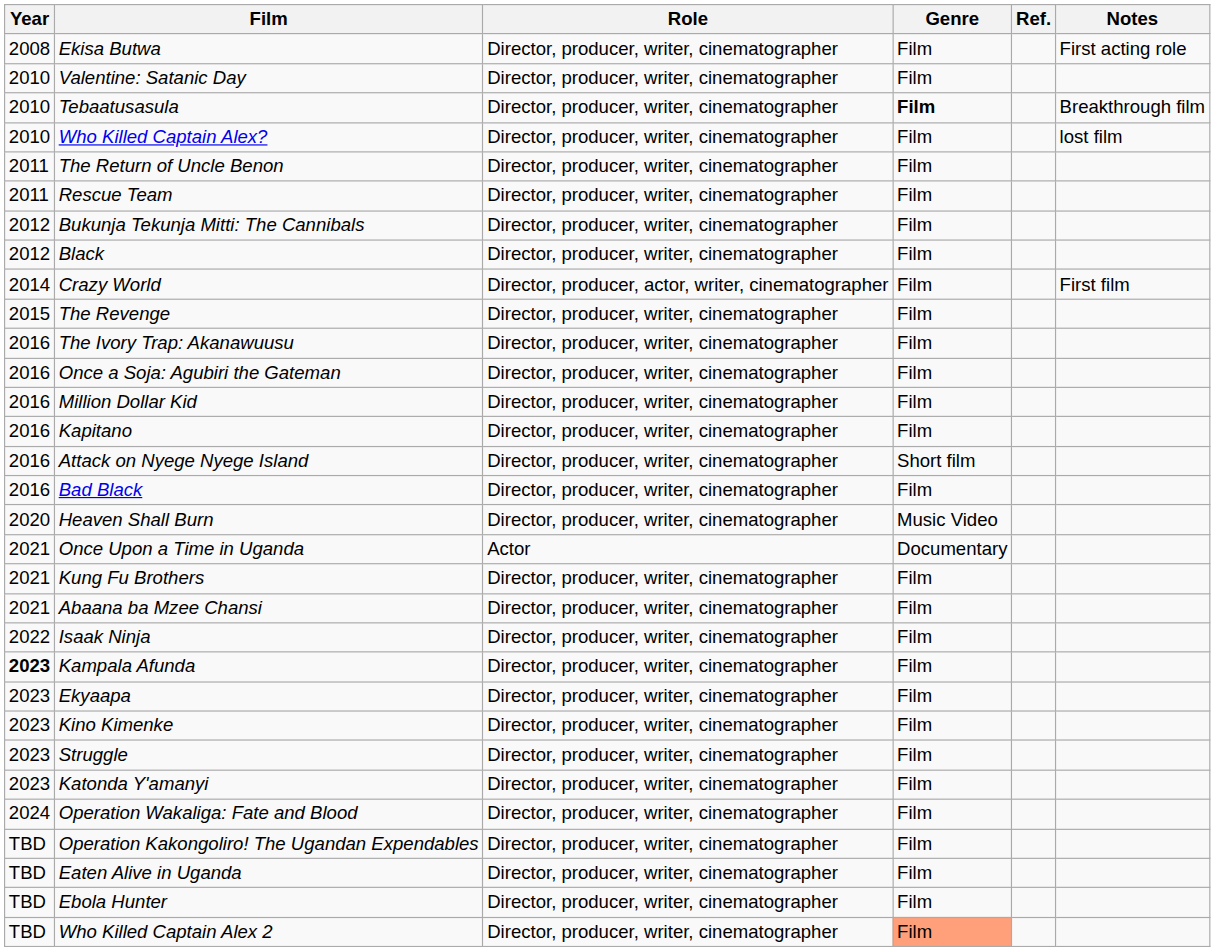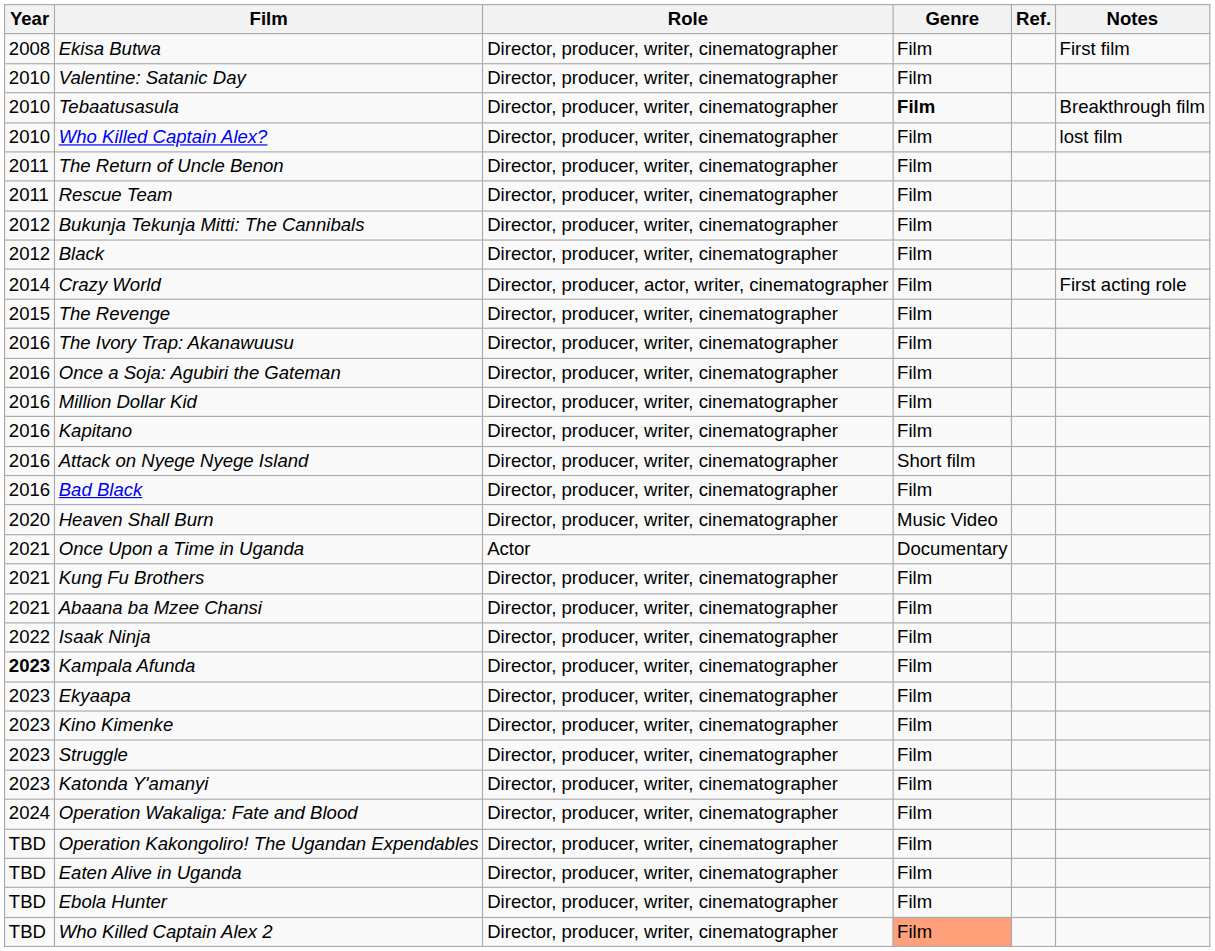(1123, 48) First acting role -> (1095, 48) First film
(1095, 284) First film -> (1123, 284) First acting role
